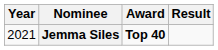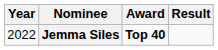(22, 34) 2021 -> (22, 34) 2022
